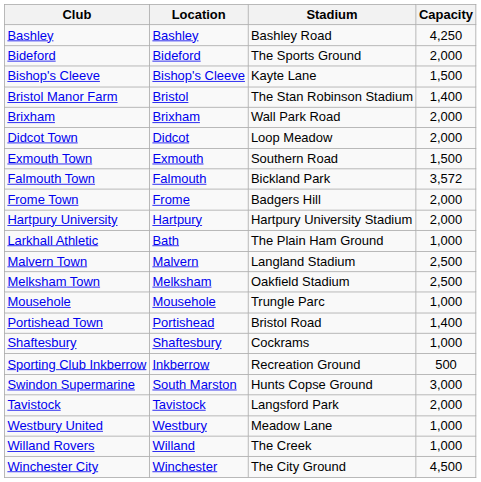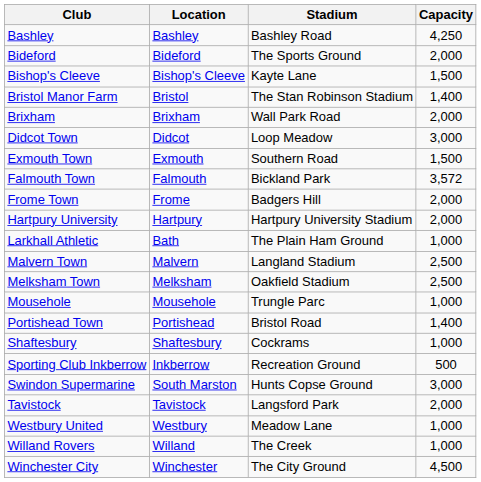(446, 138) 2,000 -> (446, 138) 3,000
